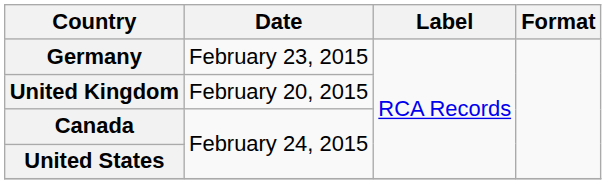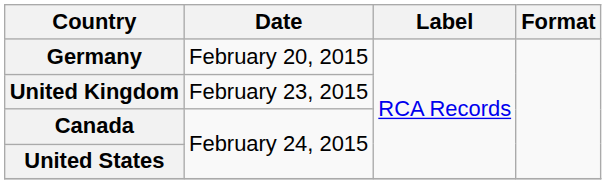(279, 56) February 23, 2015 -> (279, 56) February 20, 2015
(279, 91) February 20, 2015 -> (279, 91) February 23, 2015
